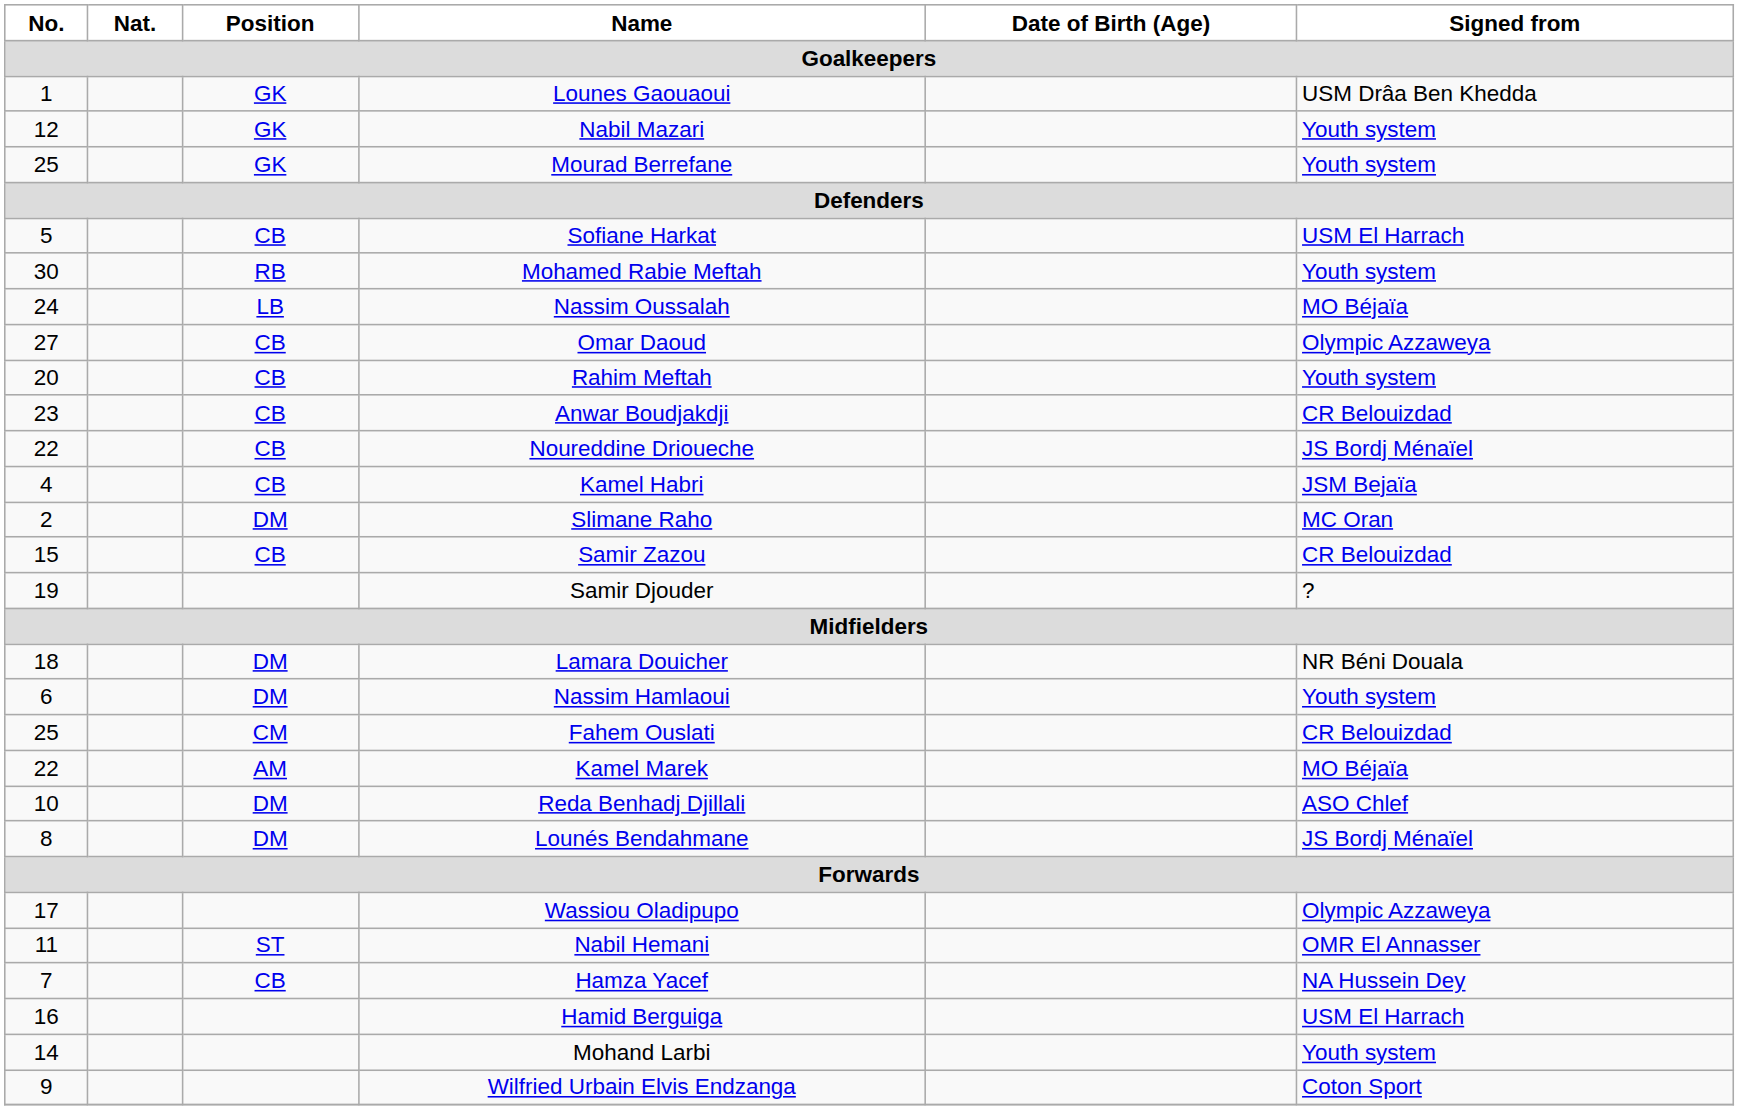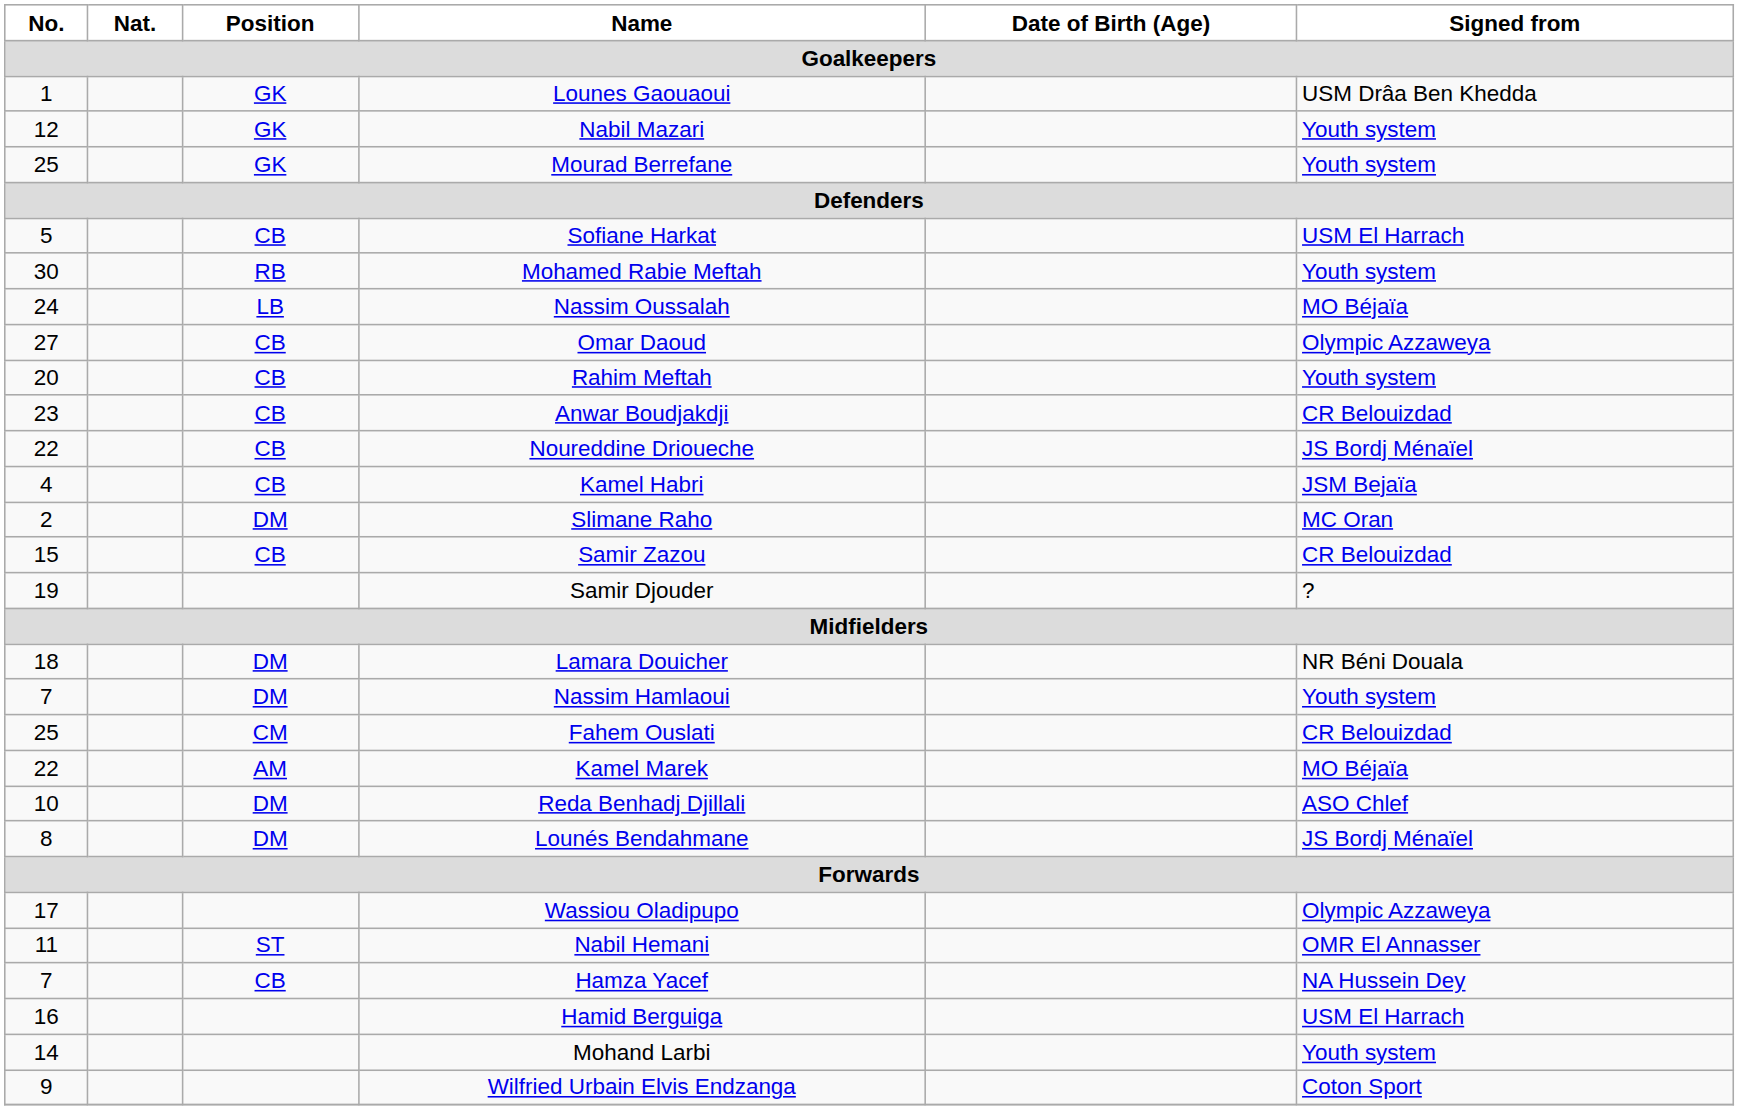(46, 697) 6 -> (46, 697) 7
